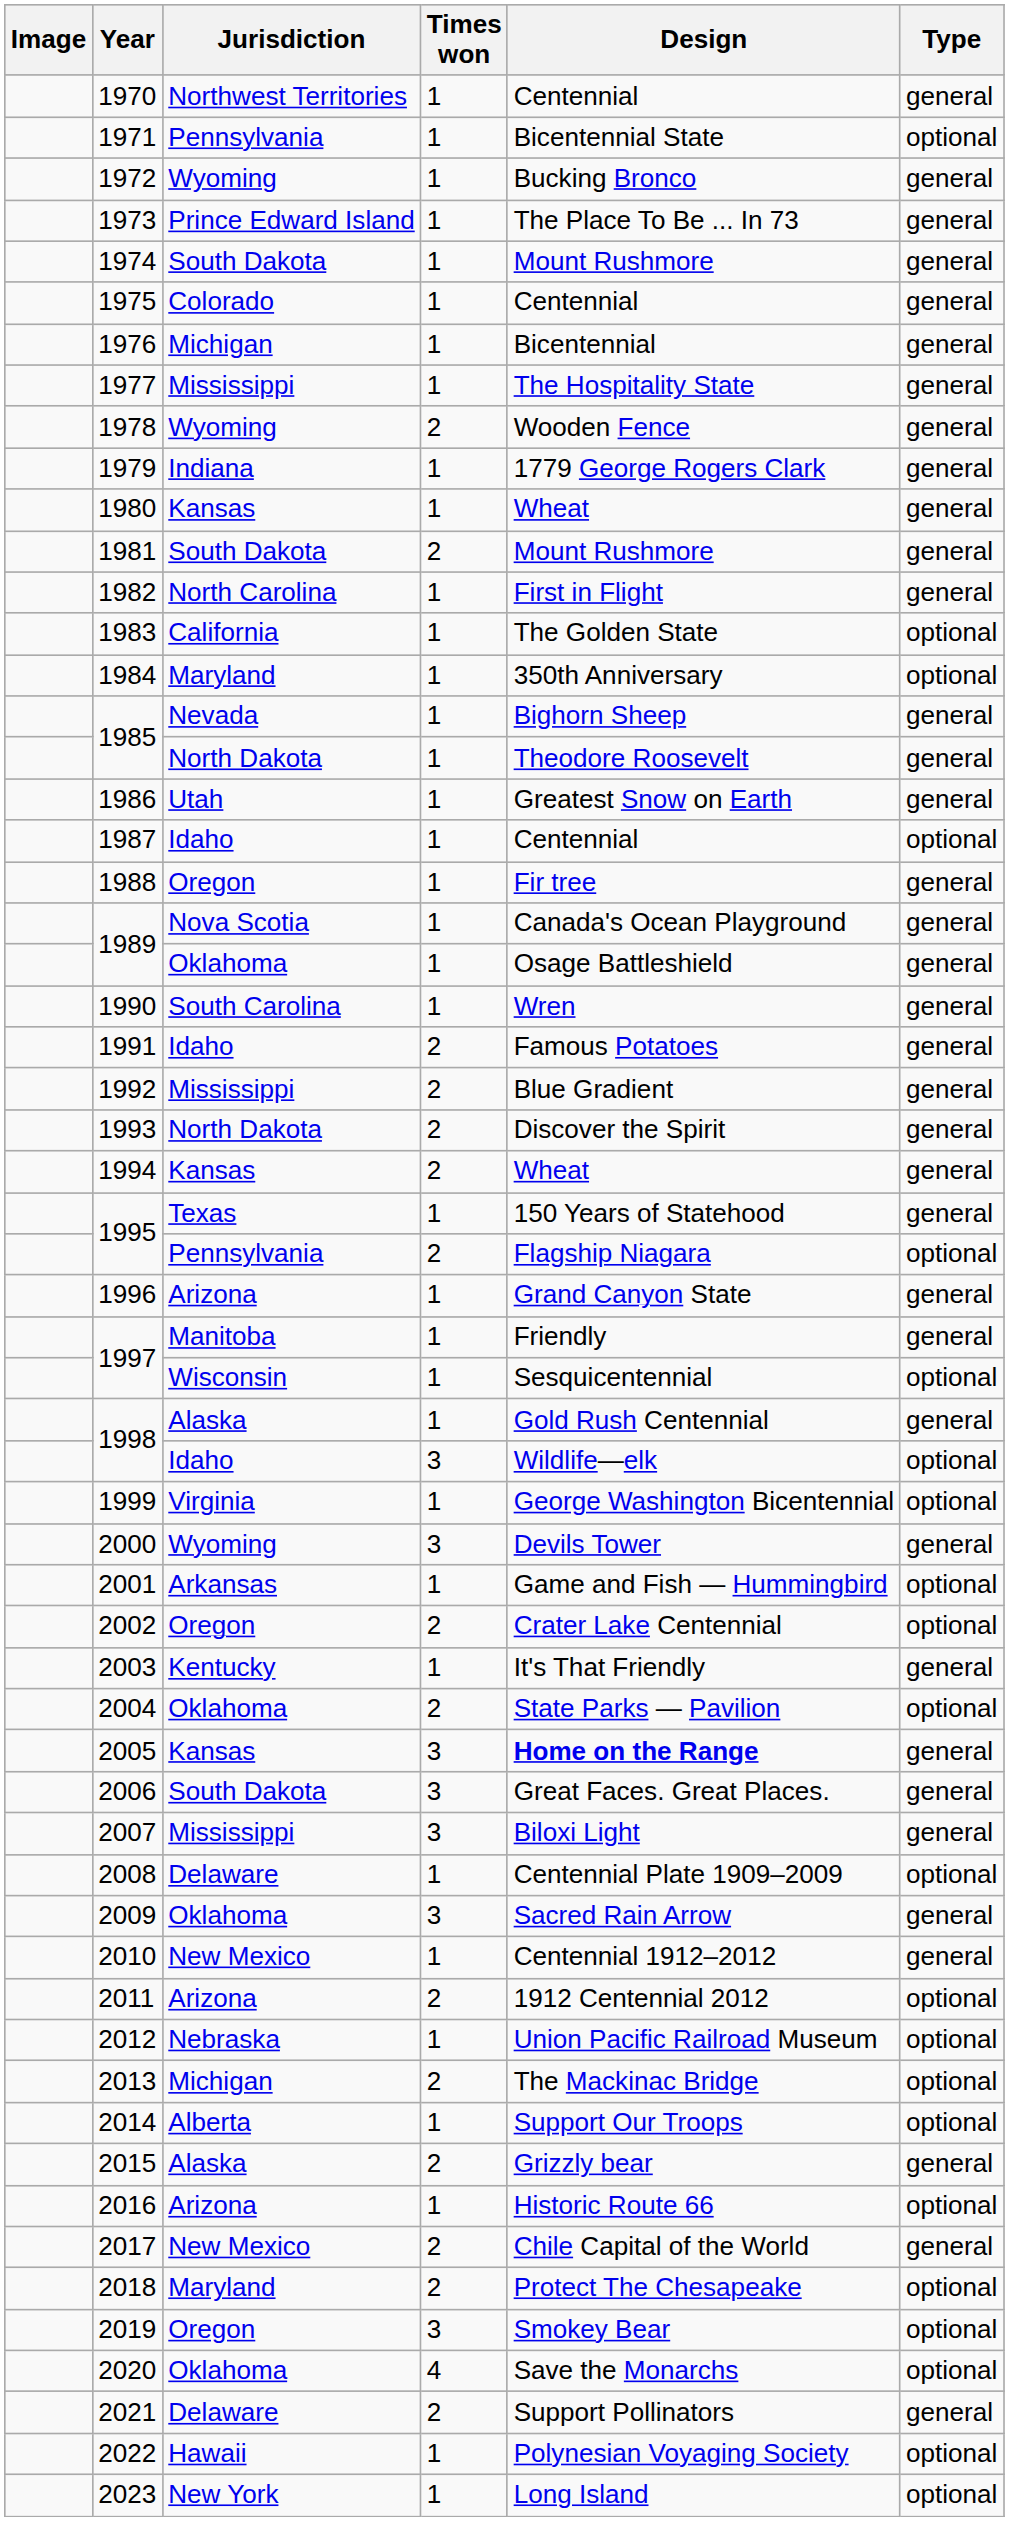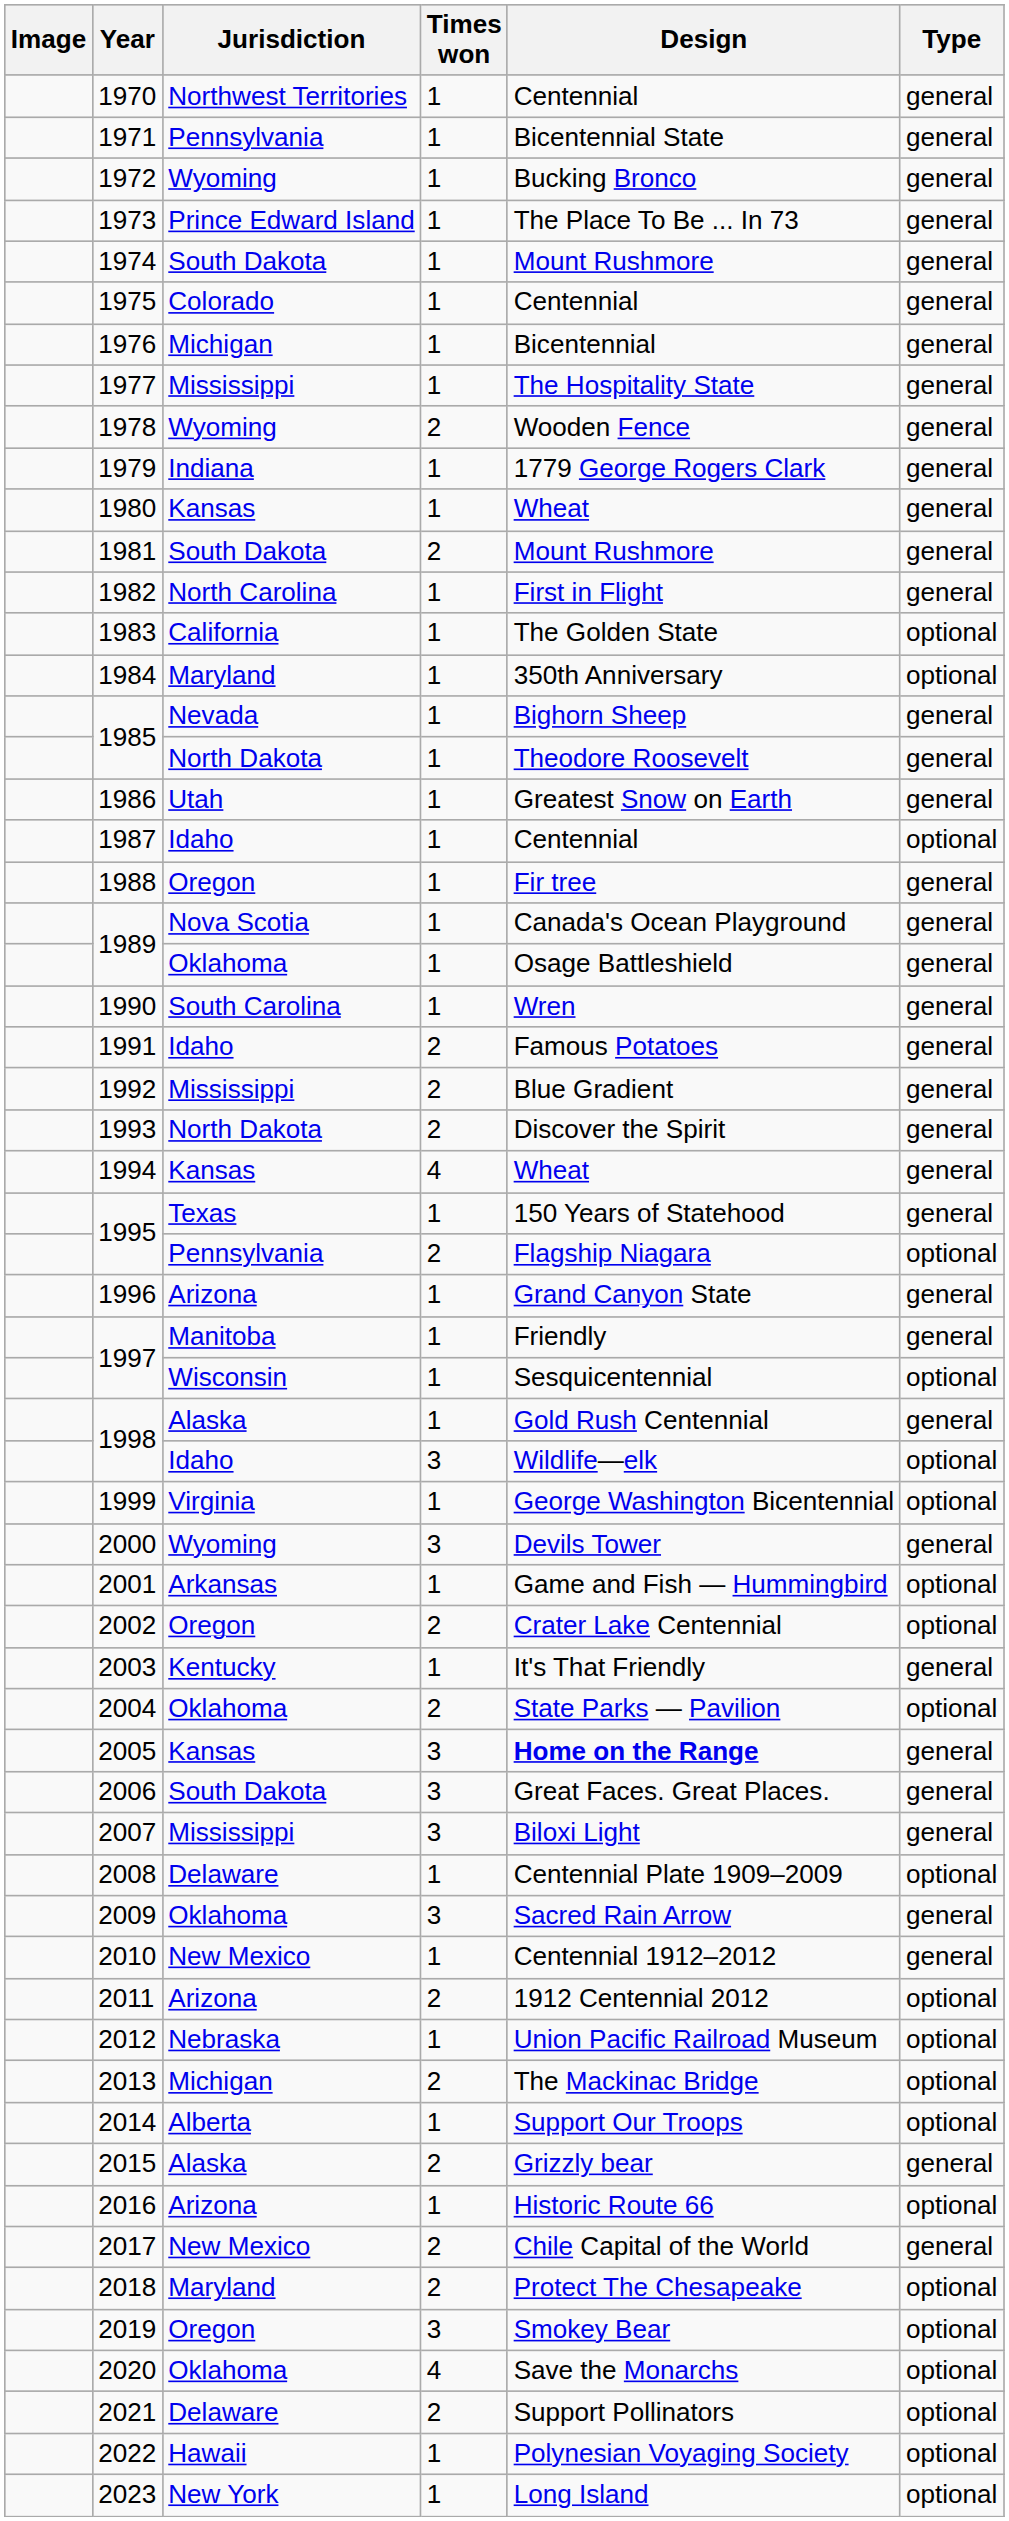(952, 137) optional -> (950, 137) general
(434, 1171) 2 -> (434, 1171) 4
(950, 2412) general -> (952, 2412) optional
